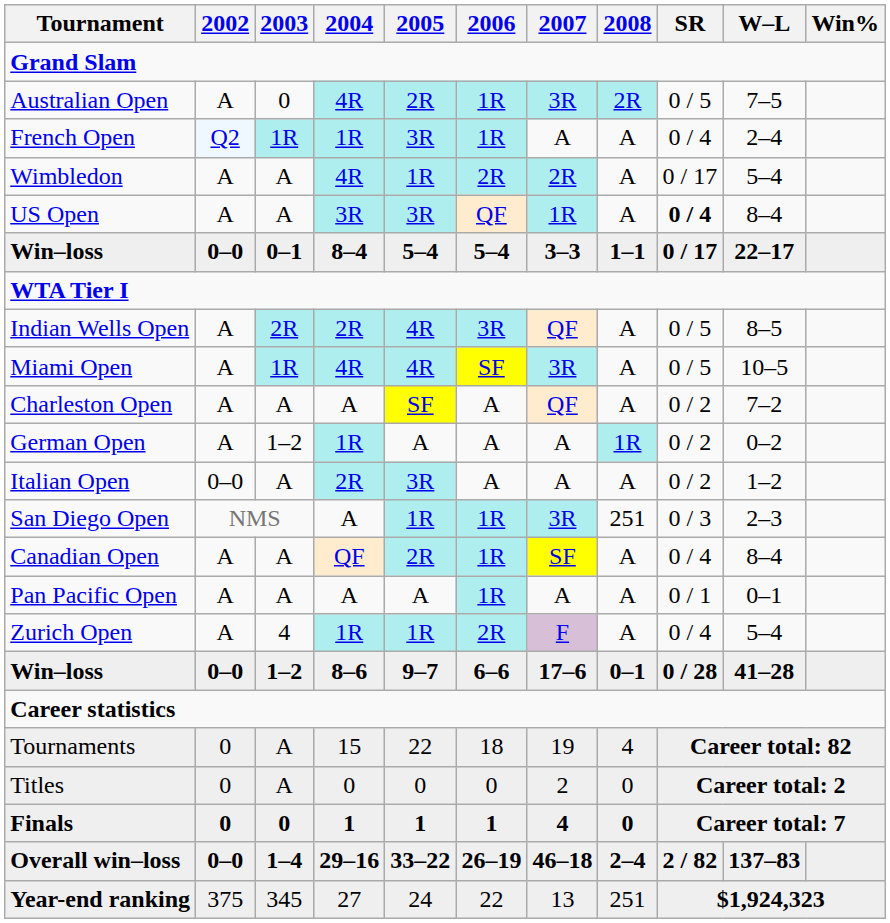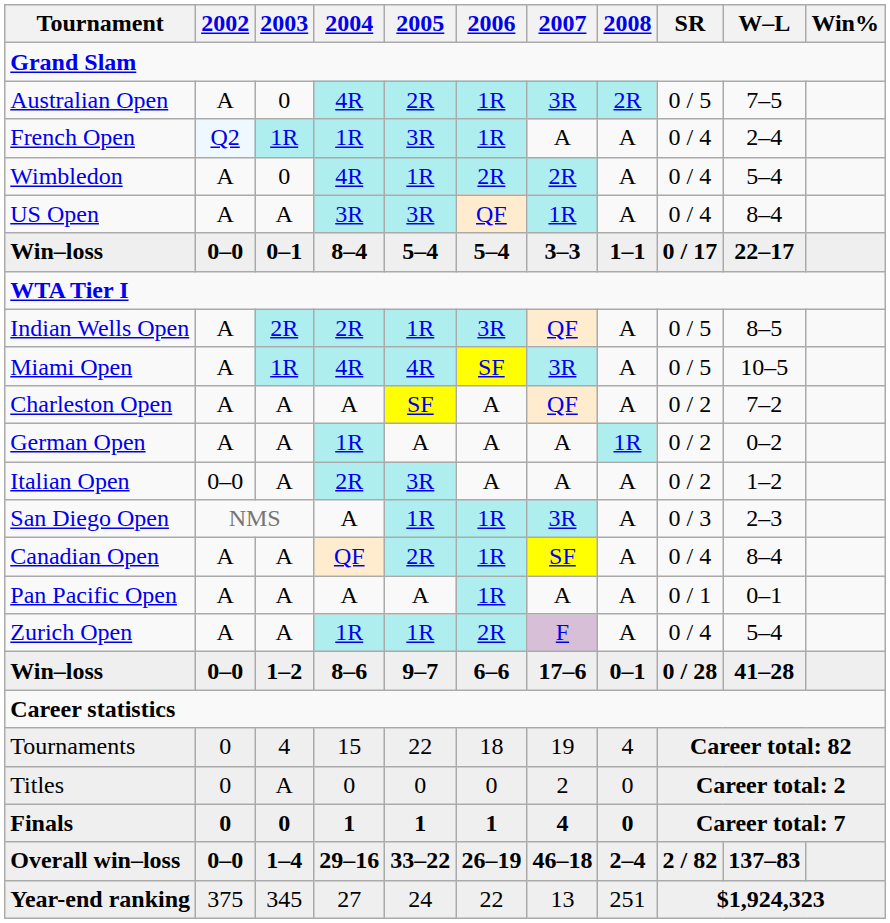(284, 175) A -> (284, 175) 0
(690, 175) 0 / 17 -> (690, 175) 0 / 4
(690, 213) bold -> (690, 213) normal
(420, 328) 4R -> (420, 328) 1R
(284, 442) 1–2 -> (284, 442) A
(628, 518) 251 -> (628, 518) A
(284, 632) 4 -> (284, 632) A
(284, 746) A -> (284, 746) 4
